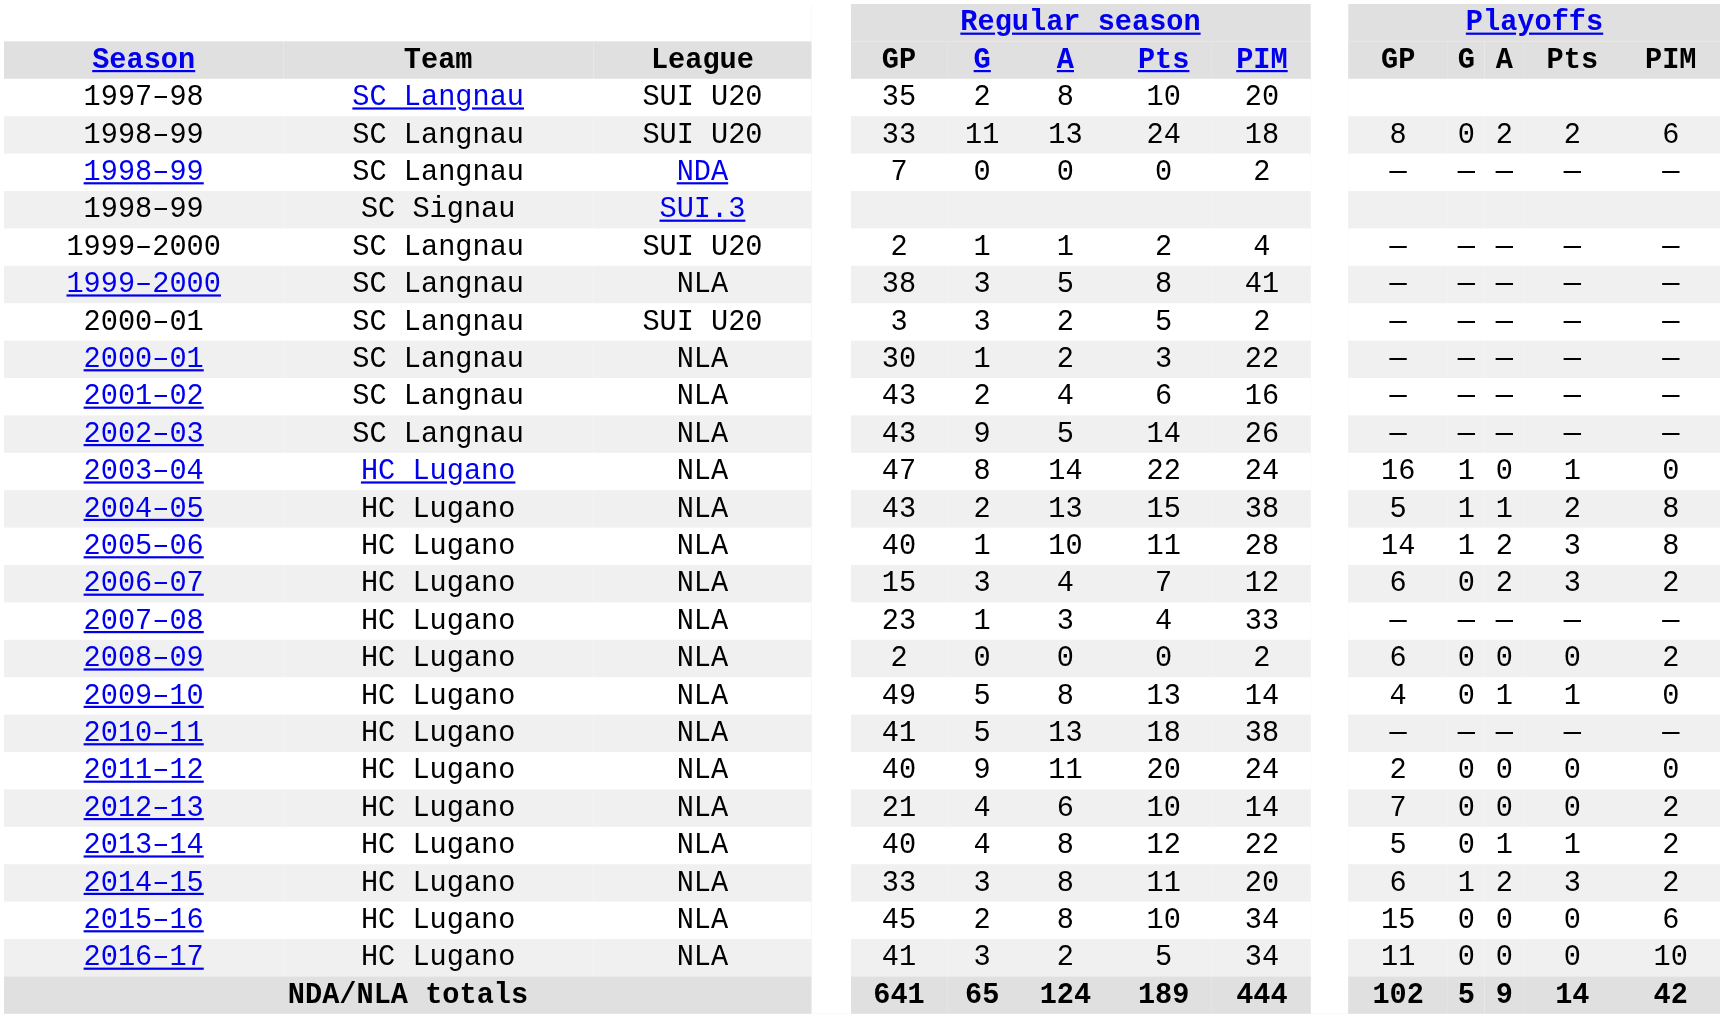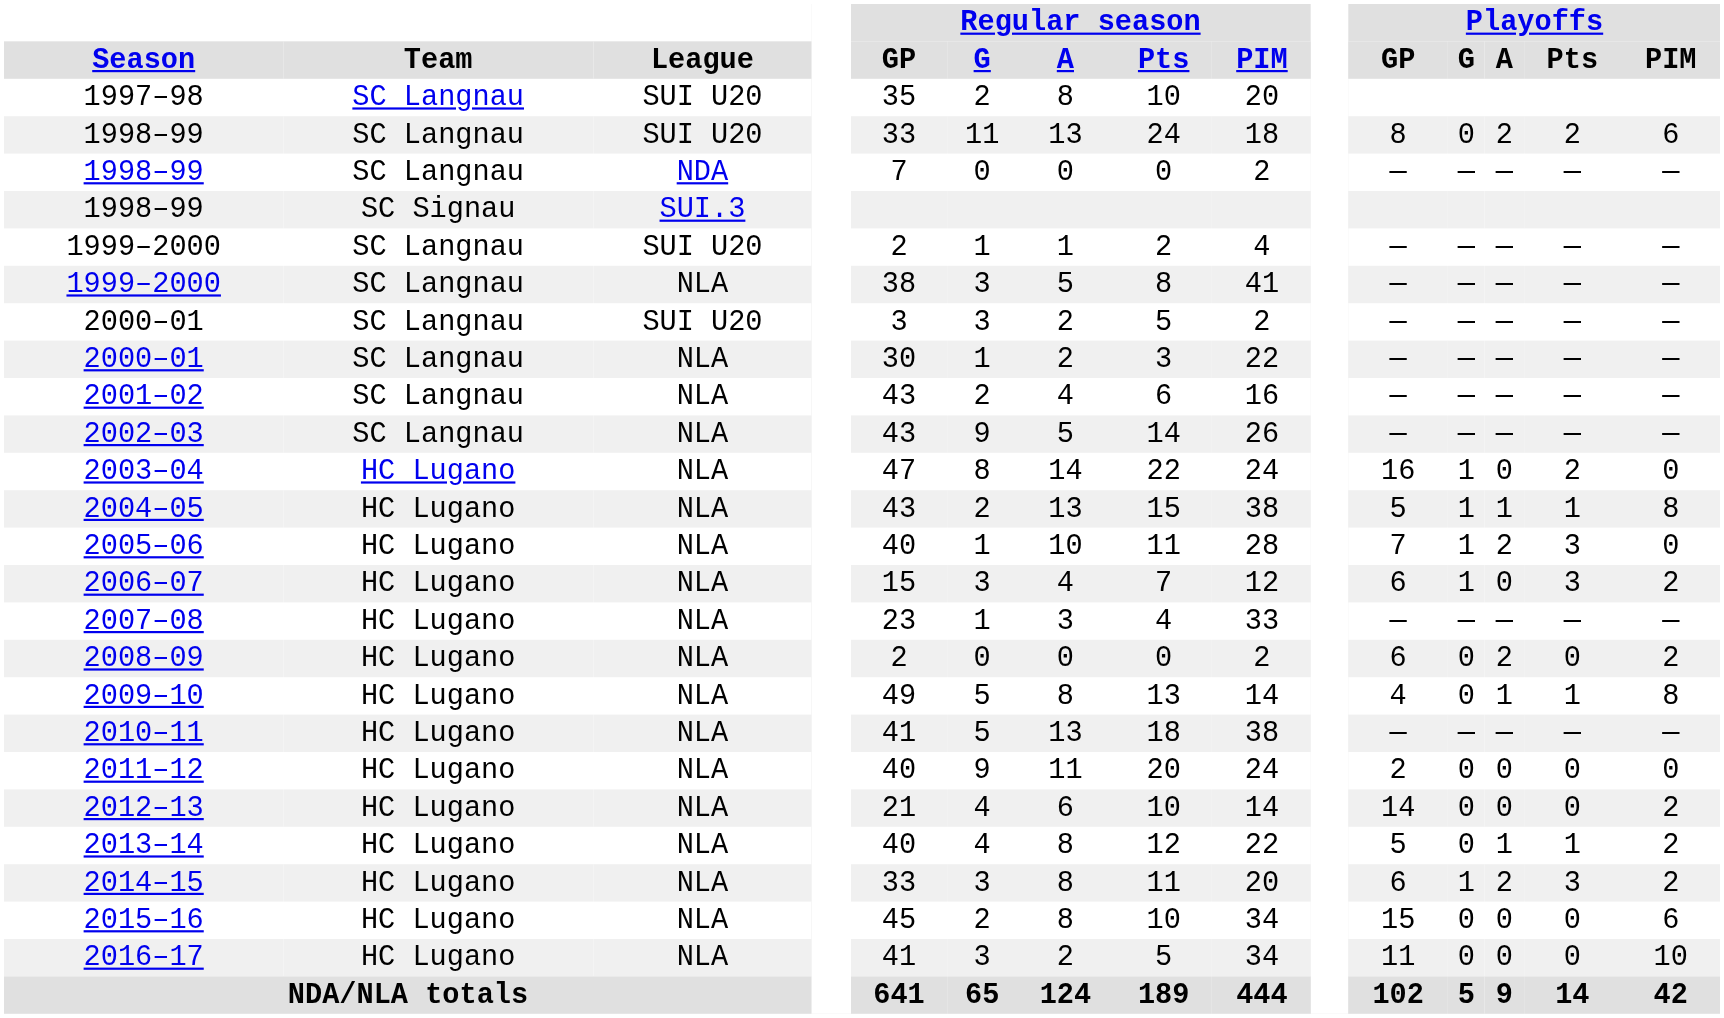(1572, 472) 1 -> (1572, 472) 2
(1572, 509) 2 -> (1572, 509) 1
(1398, 546) 14 -> (1398, 546) 7
(1671, 546) 8 -> (1671, 546) 0
(1466, 584) 0 -> (1466, 584) 1
(1504, 584) 2 -> (1504, 584) 0
(1504, 658) 0 -> (1504, 658) 2
(1671, 696) 0 -> (1671, 696) 8
(1398, 808) 7 -> (1398, 808) 14
